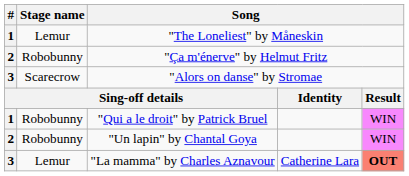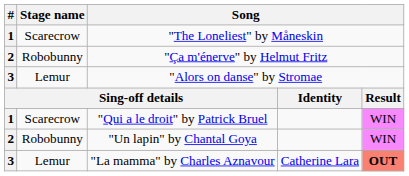(52, 35) Lemur -> (52, 35) Scarecrow
(52, 77) Scarecrow -> (52, 77) Lemur
(52, 118) Robobunny -> (52, 118) Scarecrow
